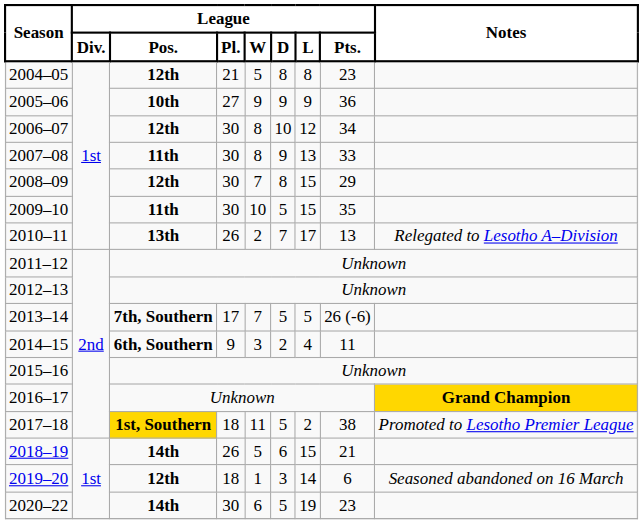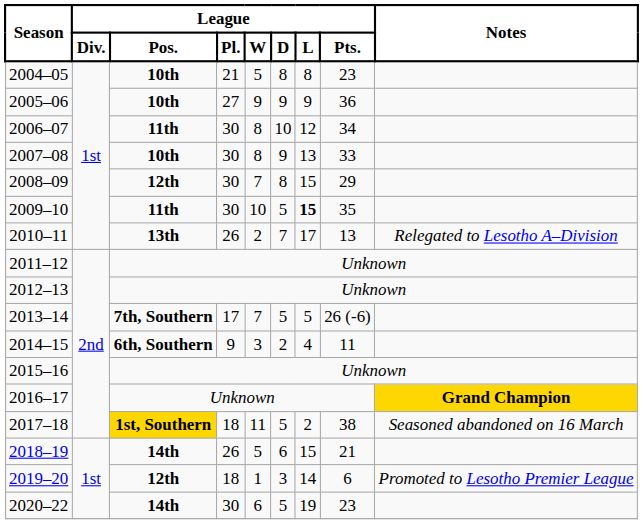(163, 74) 12th -> (163, 74) 10th
(163, 128) 12th -> (163, 128) 11th
(163, 155) 11th -> (163, 155) 10th
(308, 209) normal -> (308, 209) bold
(506, 424) Promoted to Lesotho Premier League -> (506, 424) Seasoned abandoned on 16 March
(506, 478) Seasoned abandoned on 16 March -> (506, 478) Promoted to Lesotho Premier League
